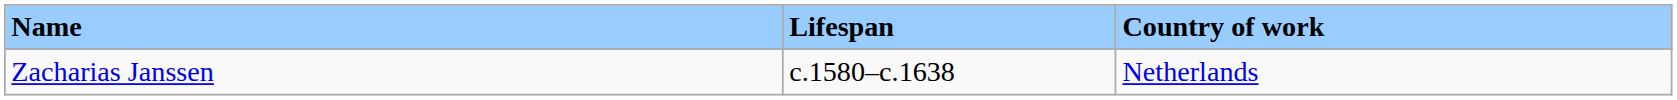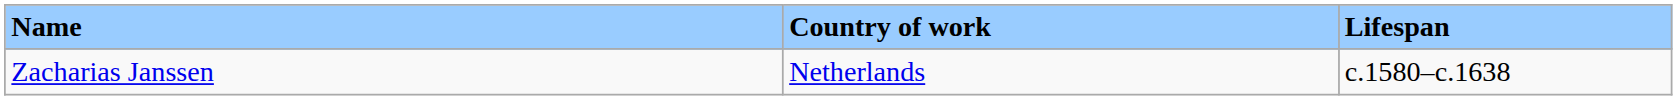columns swapped: (842, 26) <-> (1223, 26)
